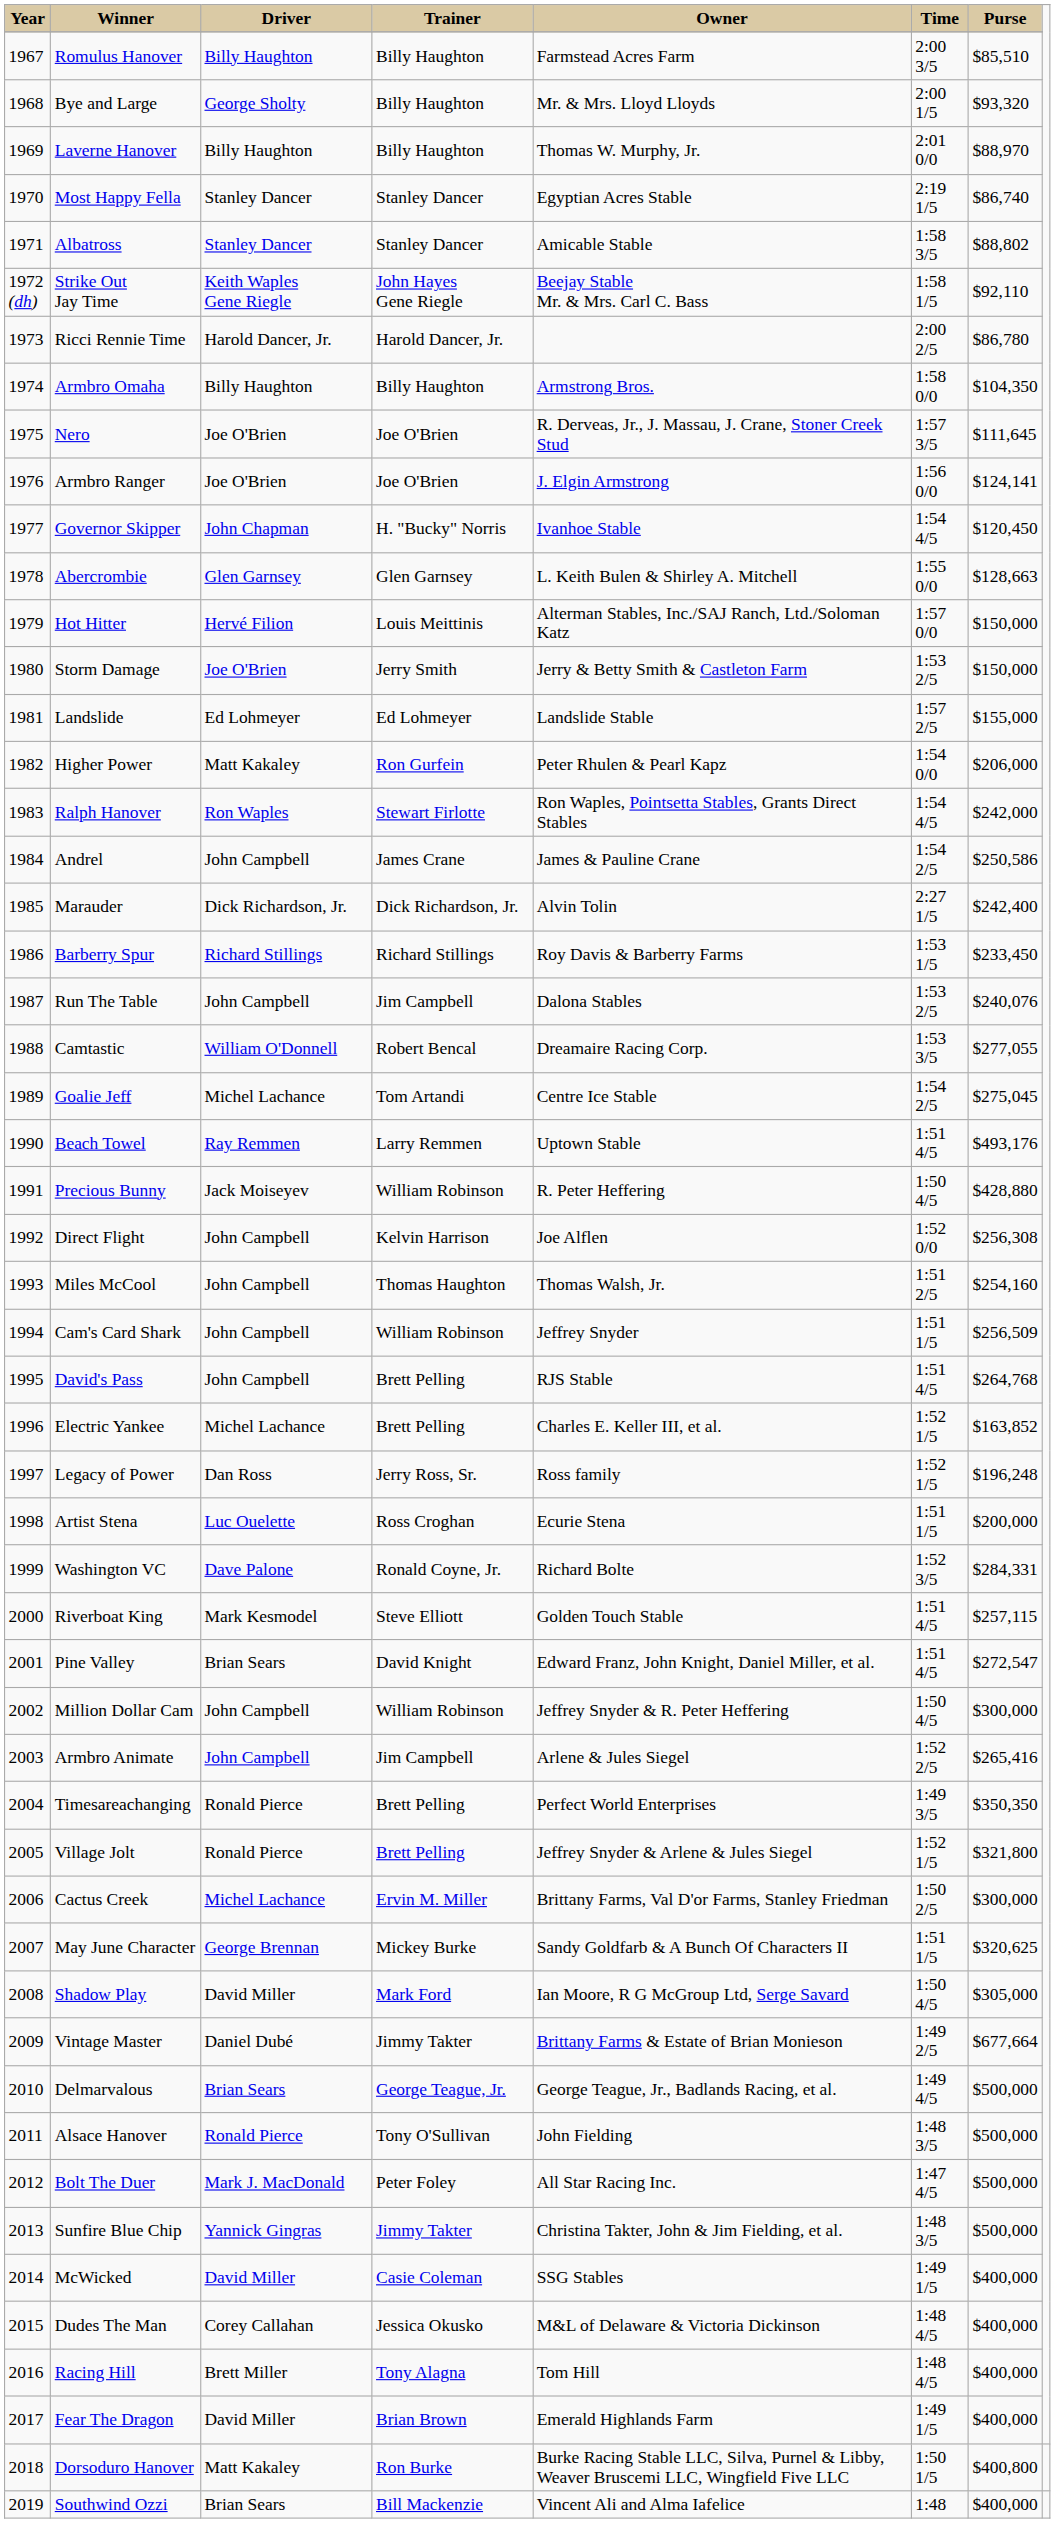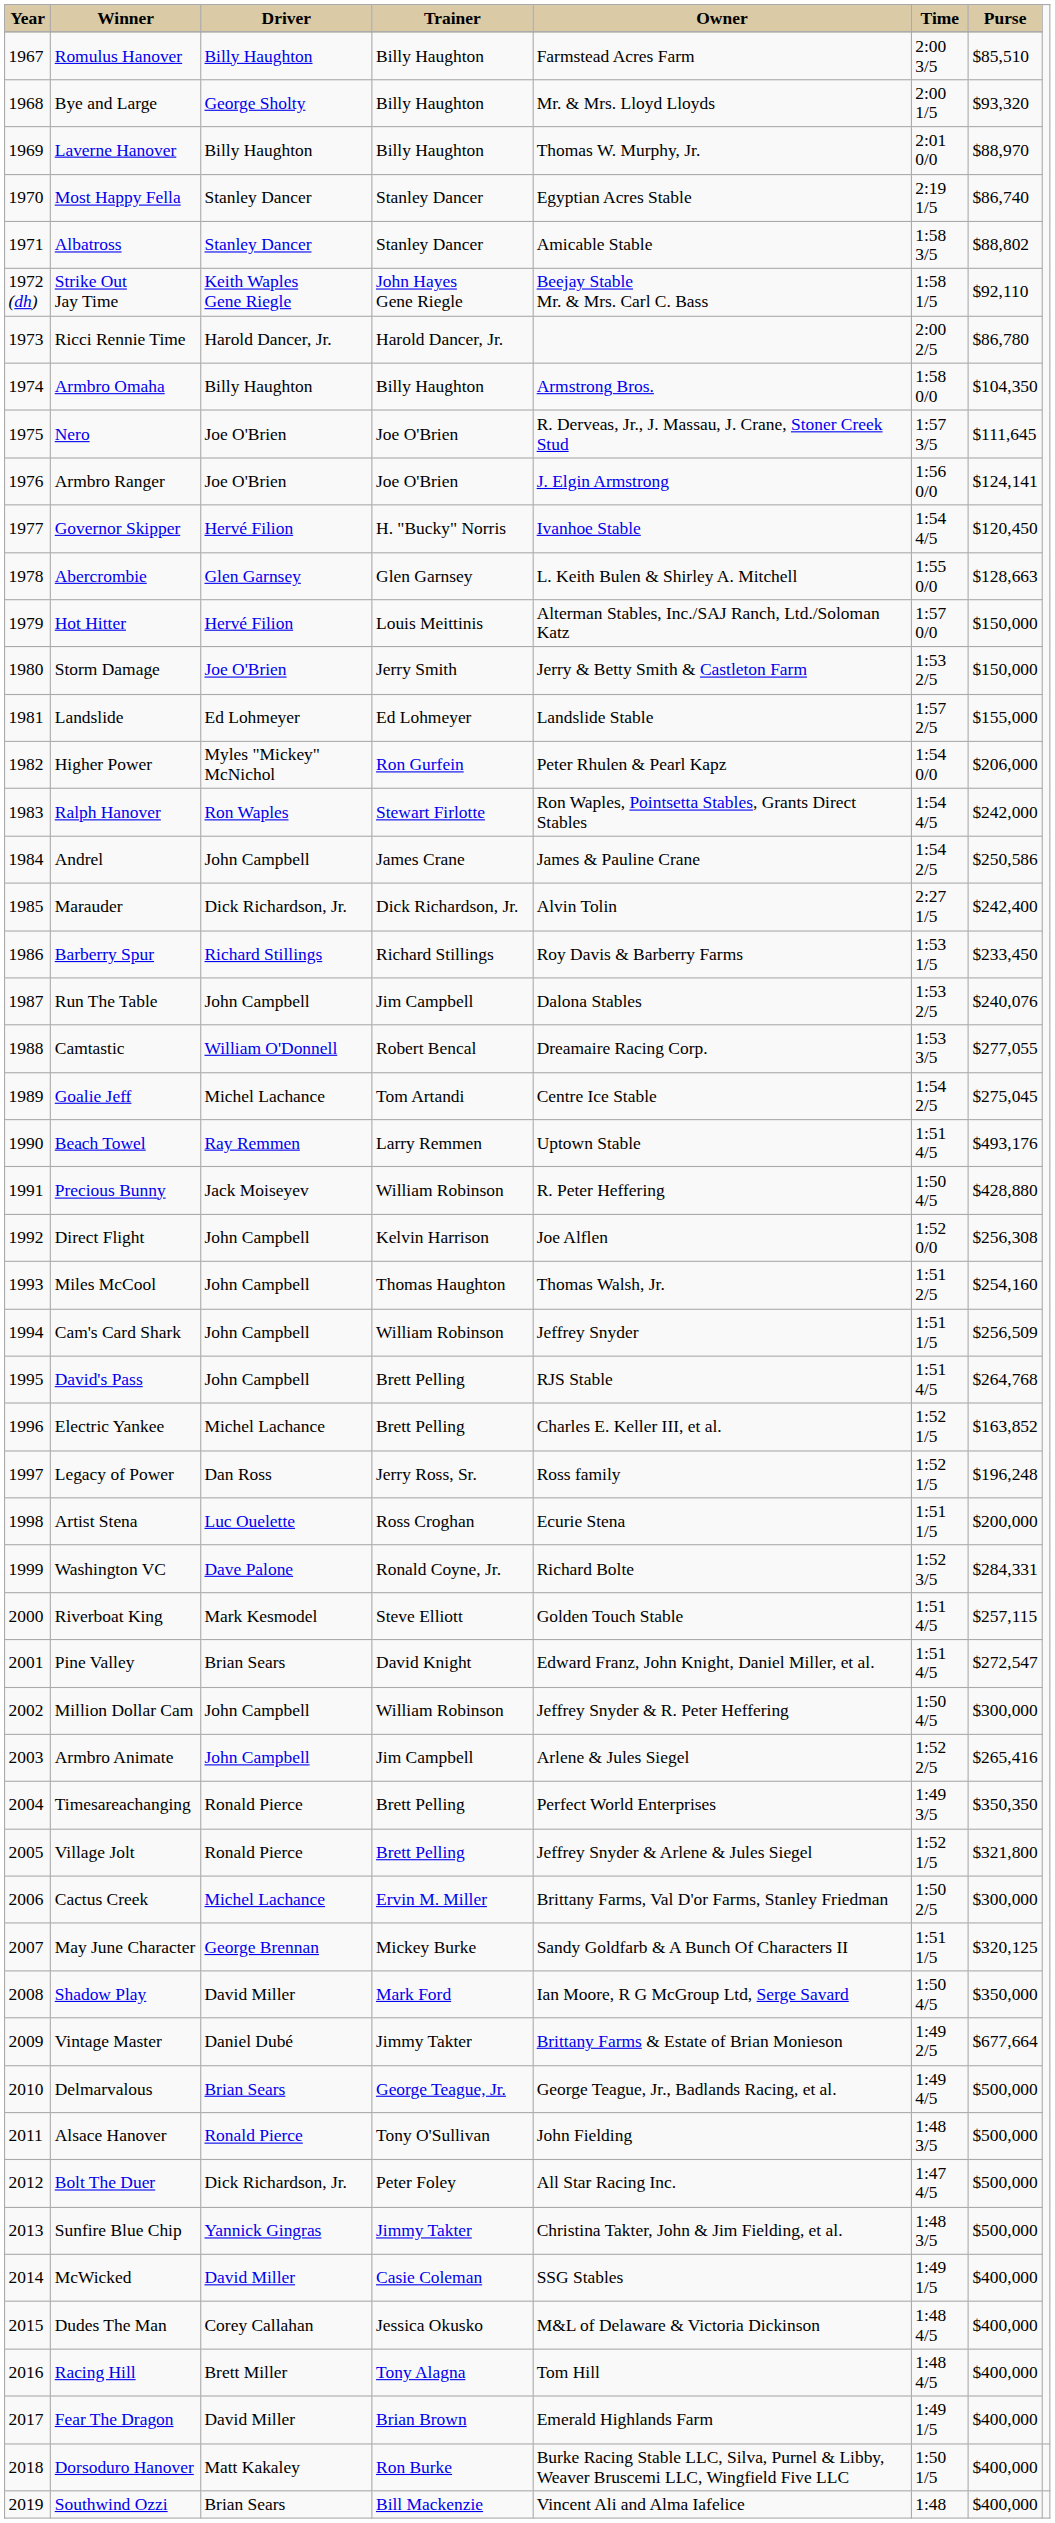(257, 528) John Chapman -> (249, 528) Hervé Filion
(252, 764) Matt Kakaley -> (262, 764) Myles "Mickey" McNichol
(1005, 1946) $320,625 -> (1005, 1946) $320,125
(1005, 1994) $305,000 -> (1005, 1994) $350,000
(274, 2183) Mark J. MacDonald -> (276, 2183) Dick Richardson, Jr.
(1005, 2467) $400,800 -> (1005, 2467) $400,000
